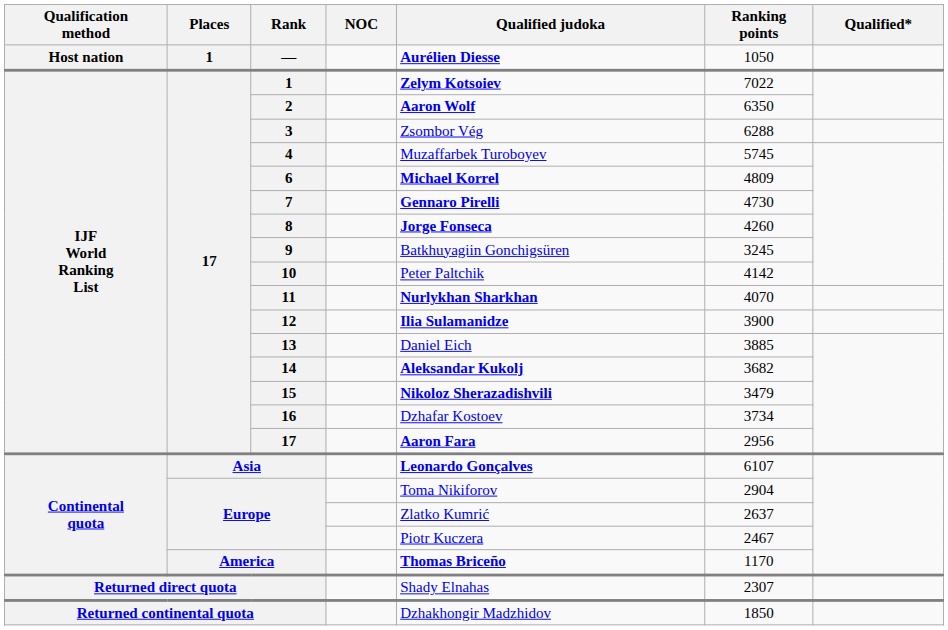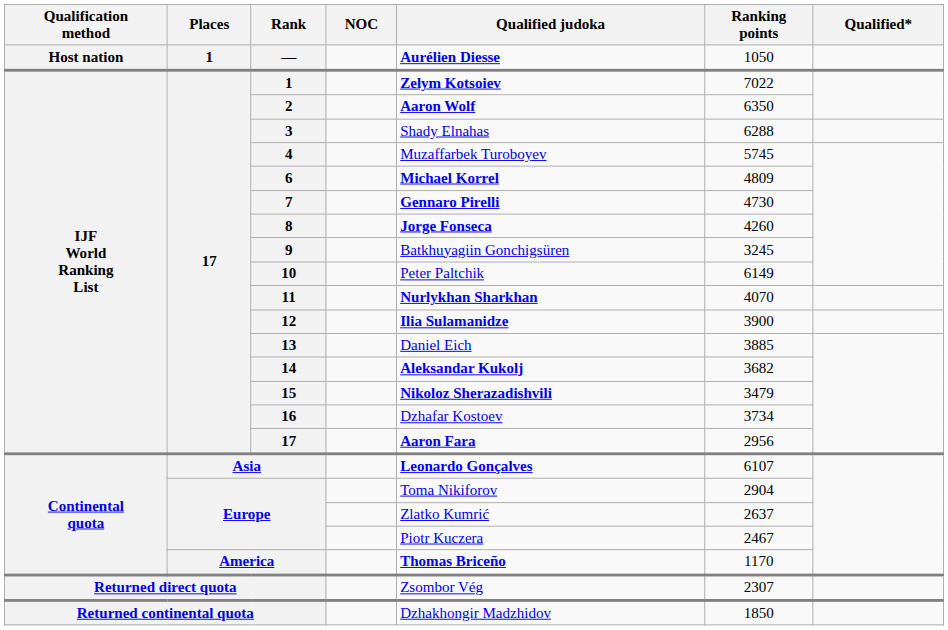(442, 130) Zsombor Vég -> (445, 130) Shady Elnahas
(759, 273) 4142 -> (759, 273) 6149
(445, 587) Shady Elnahas -> (442, 587) Zsombor Vég
